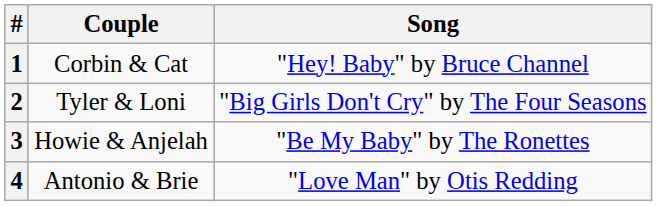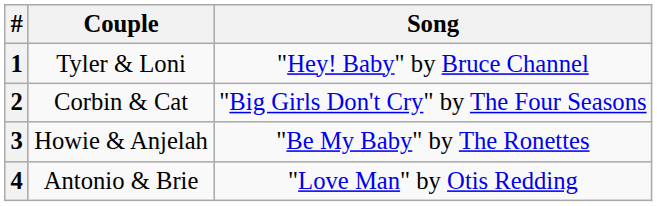(121, 63) Corbin & Cat -> (121, 63) Tyler & Loni
(121, 102) Tyler & Loni -> (121, 102) Corbin & Cat
